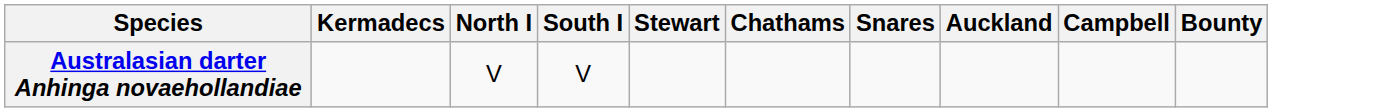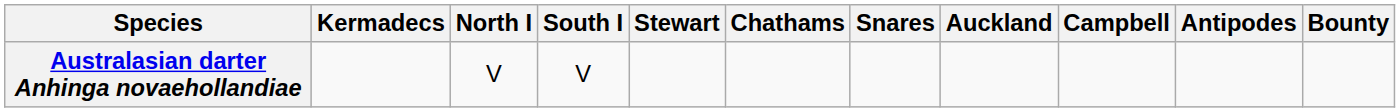+ column: (1239, 23)
